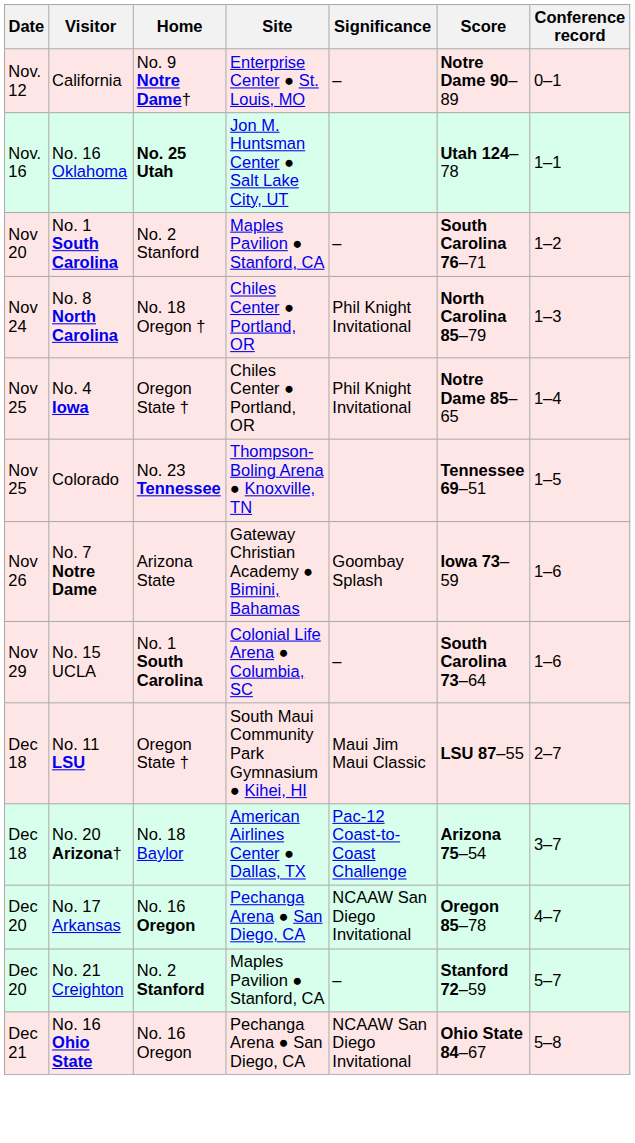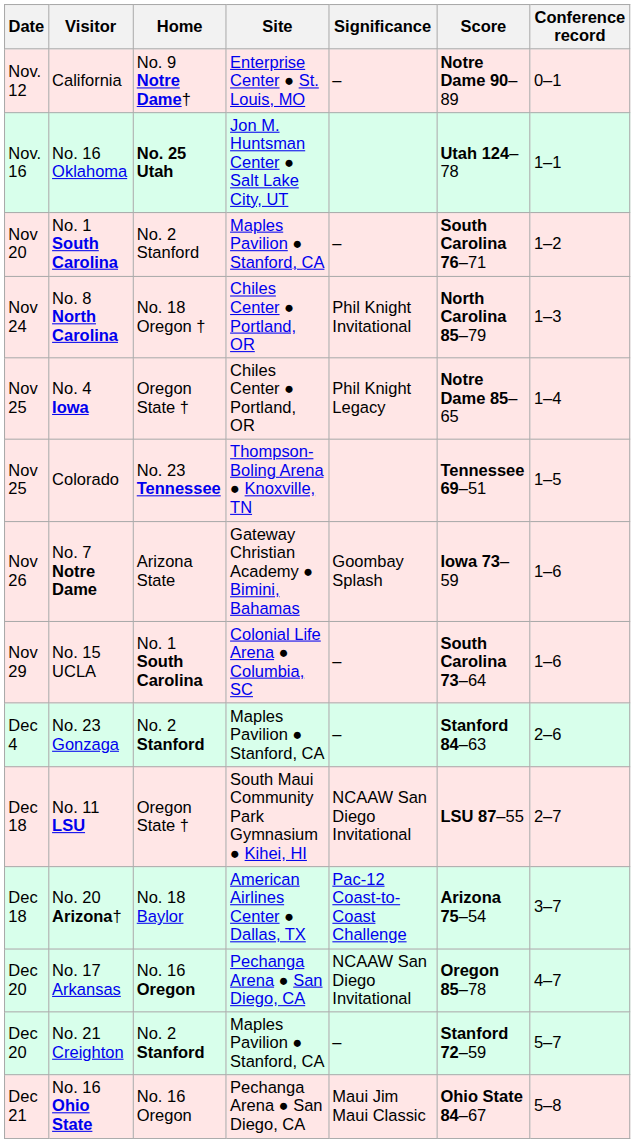(372, 398) Phil Knight Invitational -> (372, 398) Phil Knight Legacy
+ row: (86, 734)
(379, 753) Maui Jim Maui Classic -> (380, 816) NCAAW San Diego Invitational
(380, 1043) NCAAW San Diego Invitational -> (379, 1106) Maui Jim Maui Classic
